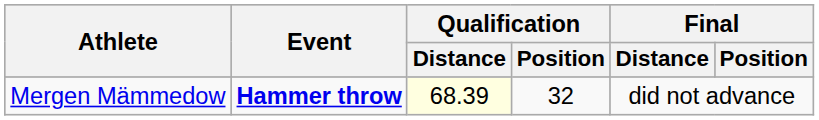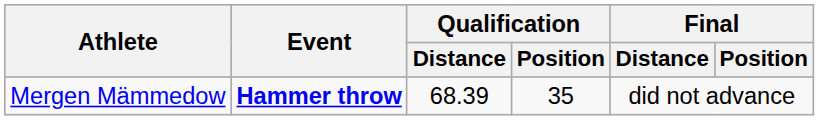(459, 96) lightyellow background -> (459, 96) no background
(561, 96) 32 -> (561, 96) 35
